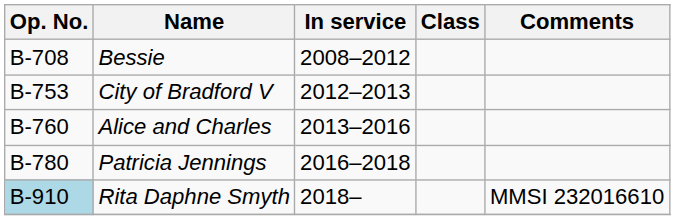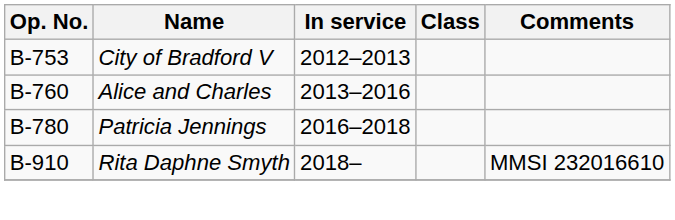- row: (132, 57)
(39, 197) lightblue background -> (39, 162) no background
